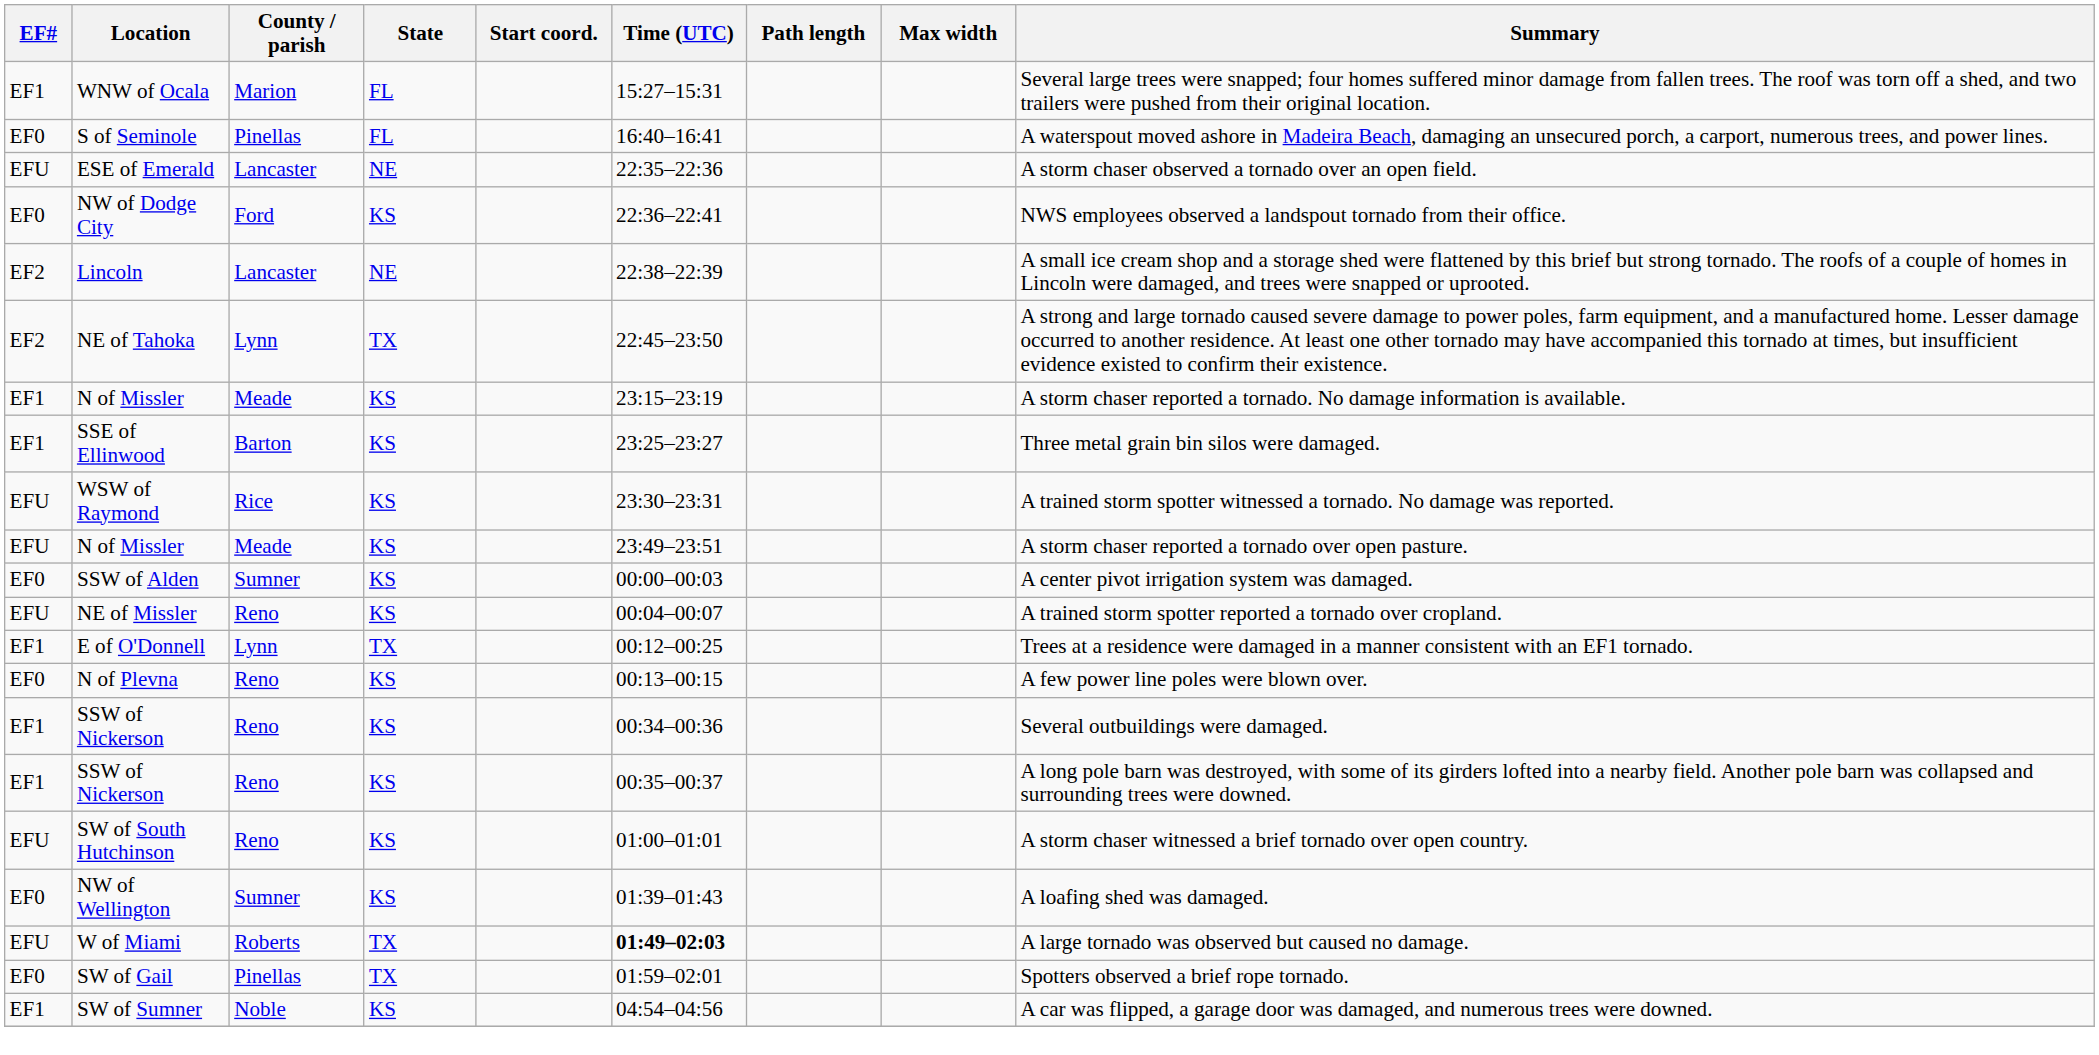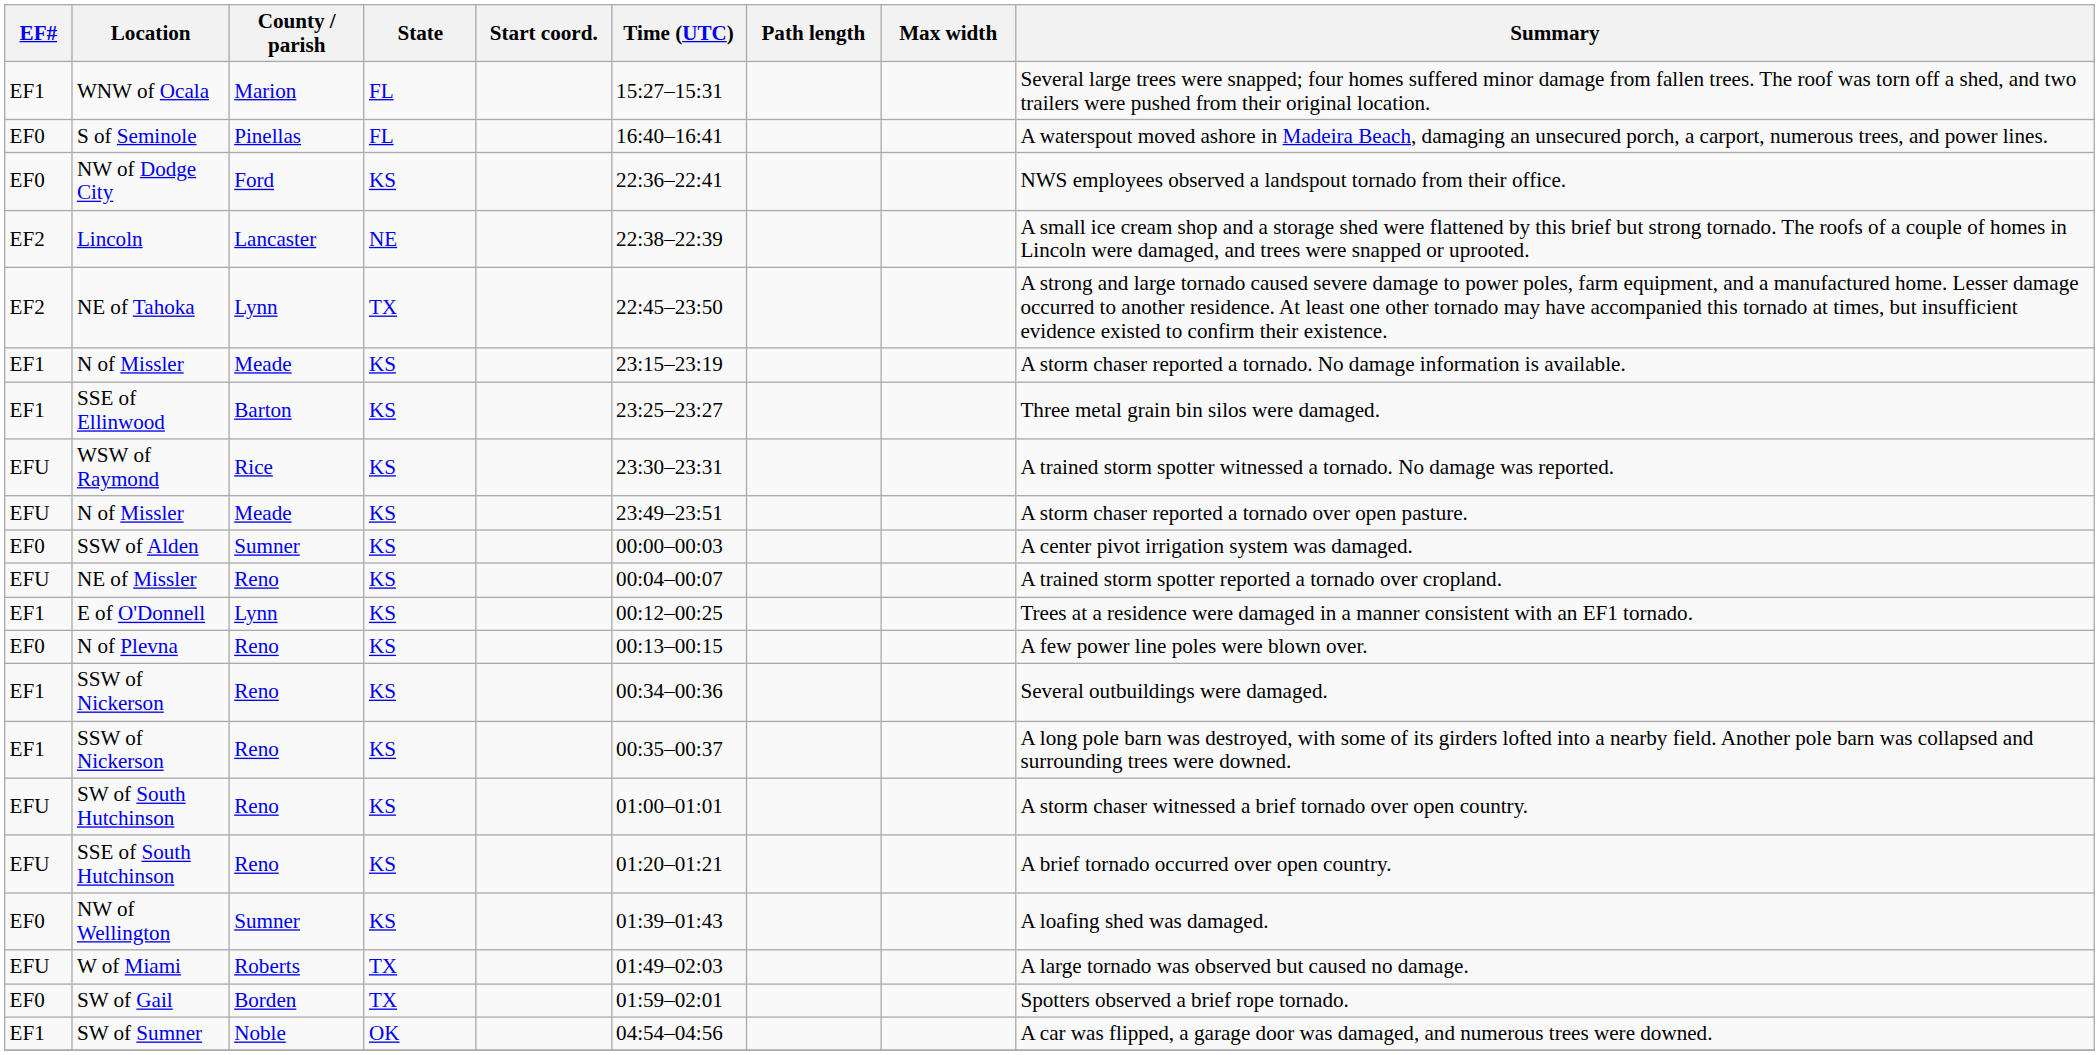- row: (29, 169)
(383, 646) TX -> (382, 613) KS
+ row: (29, 863)
(671, 942) bold -> (669, 966) normal
(268, 976) Pinellas -> (265, 1000) Borden
(382, 1009) KS -> (384, 1033) OK
